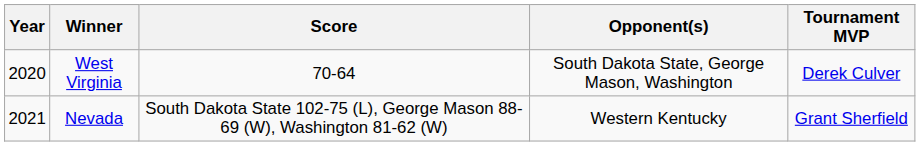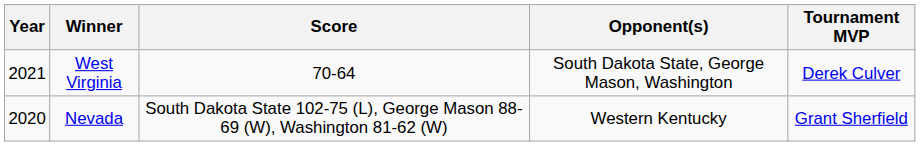(27, 72) 2020 -> (27, 72) 2021
(27, 118) 2021 -> (27, 118) 2020
